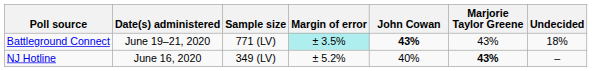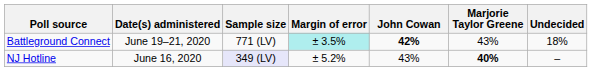(409, 42) 43% -> (409, 42) 42%
(256, 59) no background -> (256, 59) lavender background
(409, 59) 40% -> (409, 59) 43%
(488, 59) 43% -> (488, 59) 40%
